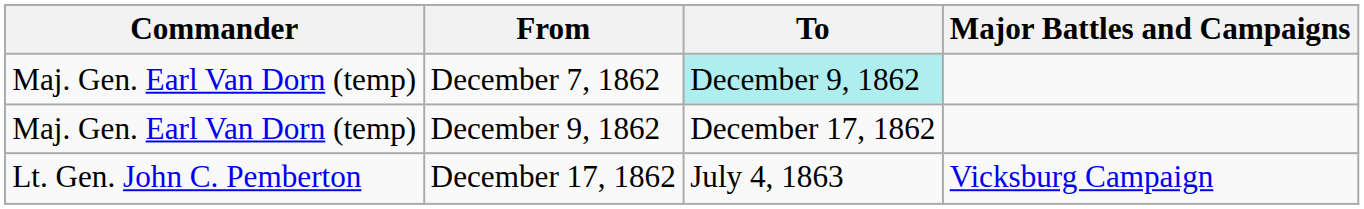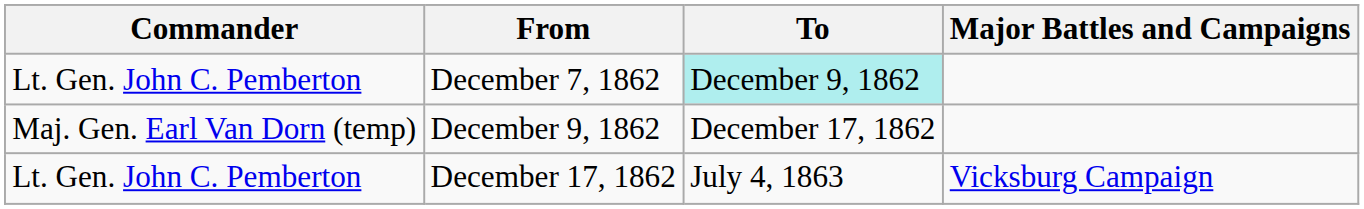(214, 78) Maj. Gen. Earl Van Dorn (temp) -> (187, 78) Lt. Gen. John C. Pemberton
